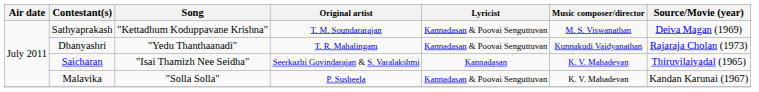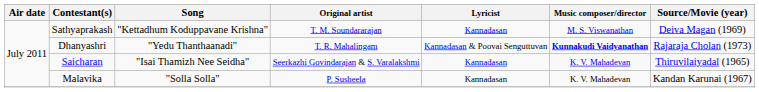(486, 29) Kannadasan & Poovai Senguttuvan -> (486, 29) Kannadasan
(598, 46) normal -> (600, 45) bold
(486, 79) Kannadasan & Poovai Senguttuvan -> (486, 79) Kannadasan
